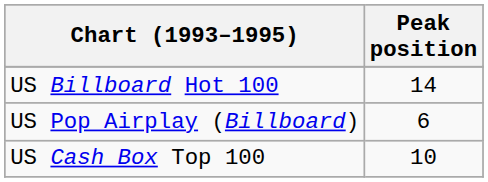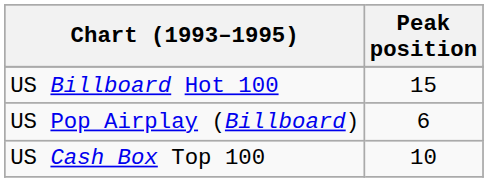(423, 85) 14 -> (423, 85) 15
